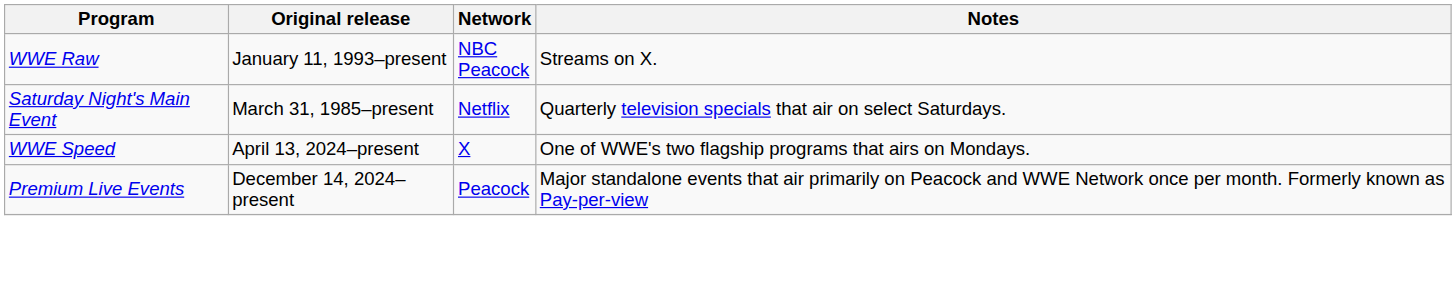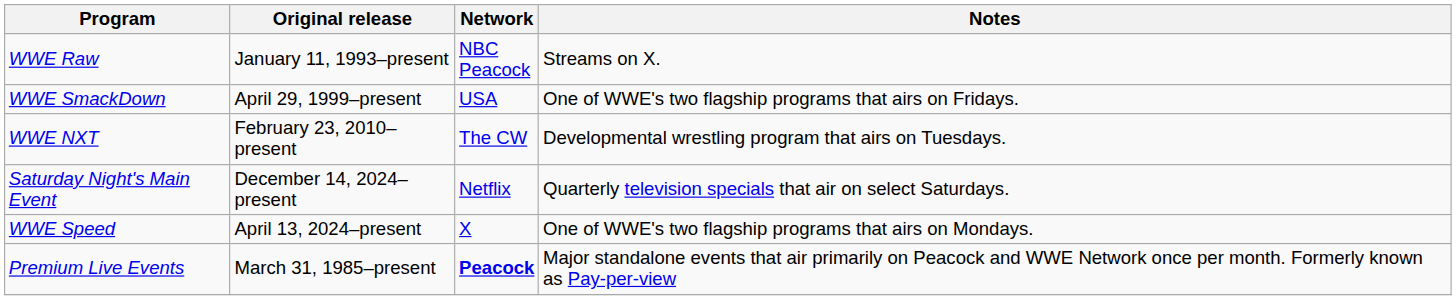+ row: (87, 98)
+ row: (54, 138)
(333, 109) March 31, 1985–present -> (321, 189) December 14, 2024–present
(319, 189) December 14, 2024–present -> (335, 268) March 31, 1985–present
(494, 189) normal -> (497, 268) bold
